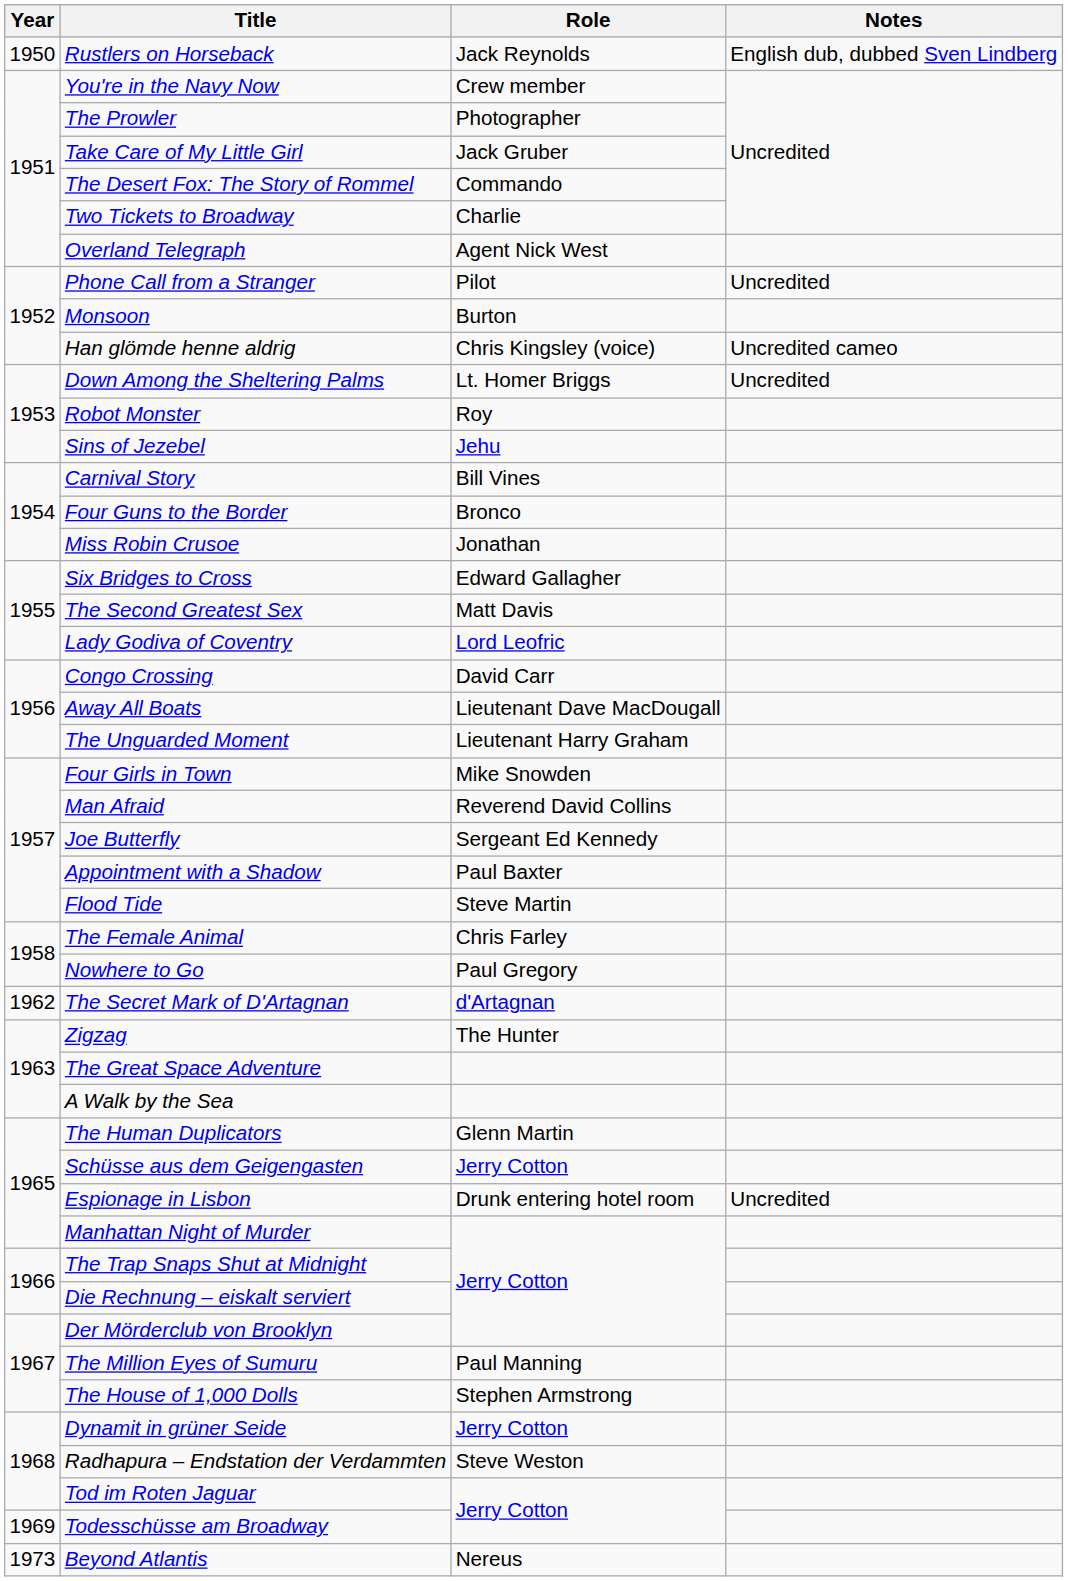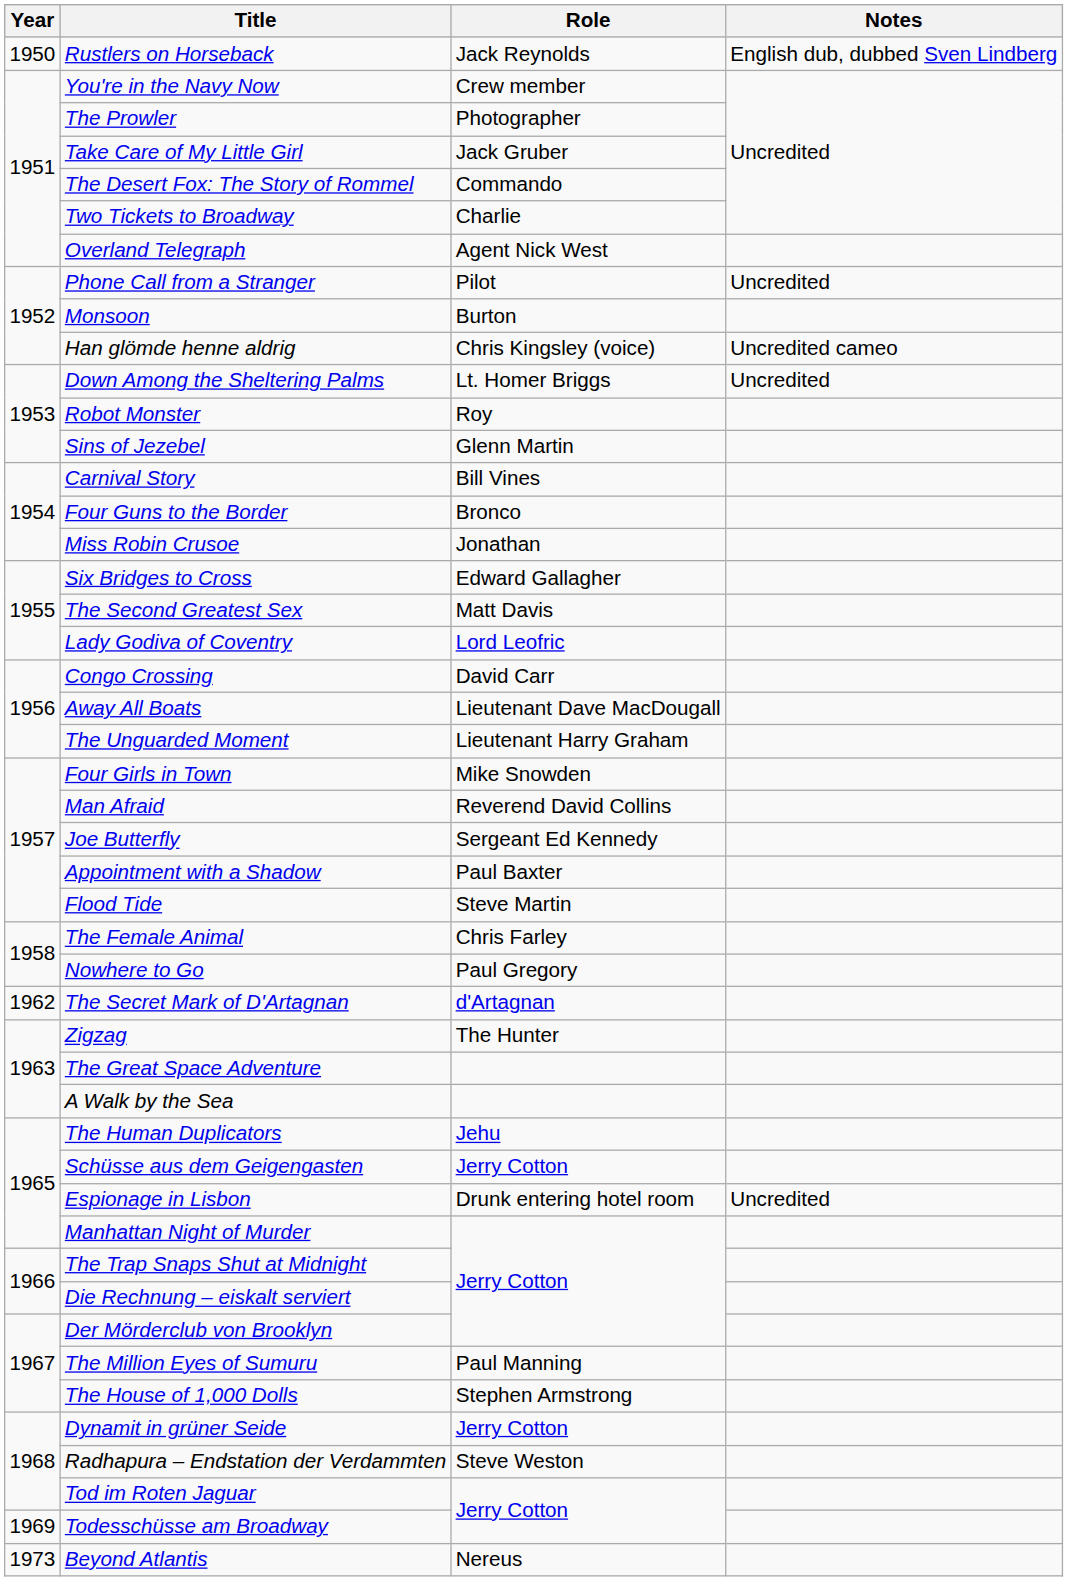(478, 446) Jehu -> (515, 446) Glenn Martin
(515, 1133) Glenn Martin -> (478, 1133) Jehu
